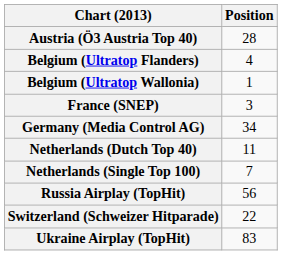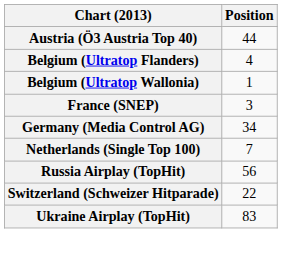(249, 37) 28 -> (249, 37) 44
- row: (113, 149)
